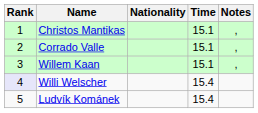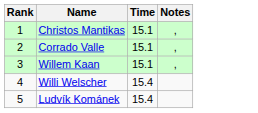- column: (158, 13)
(20, 82) lavender background -> (20, 82) no background
